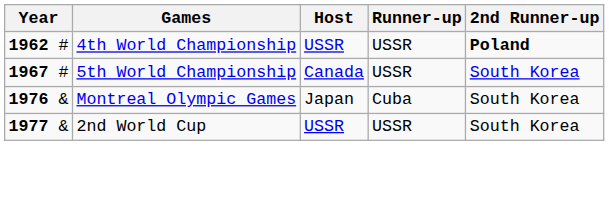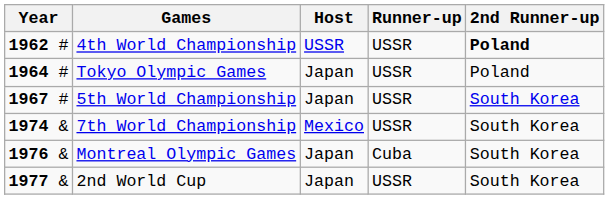+ row: (171, 72)
(334, 72) Canada -> (329, 100) Japan
+ row: (186, 127)
(324, 127) USSR -> (329, 181) Japan
